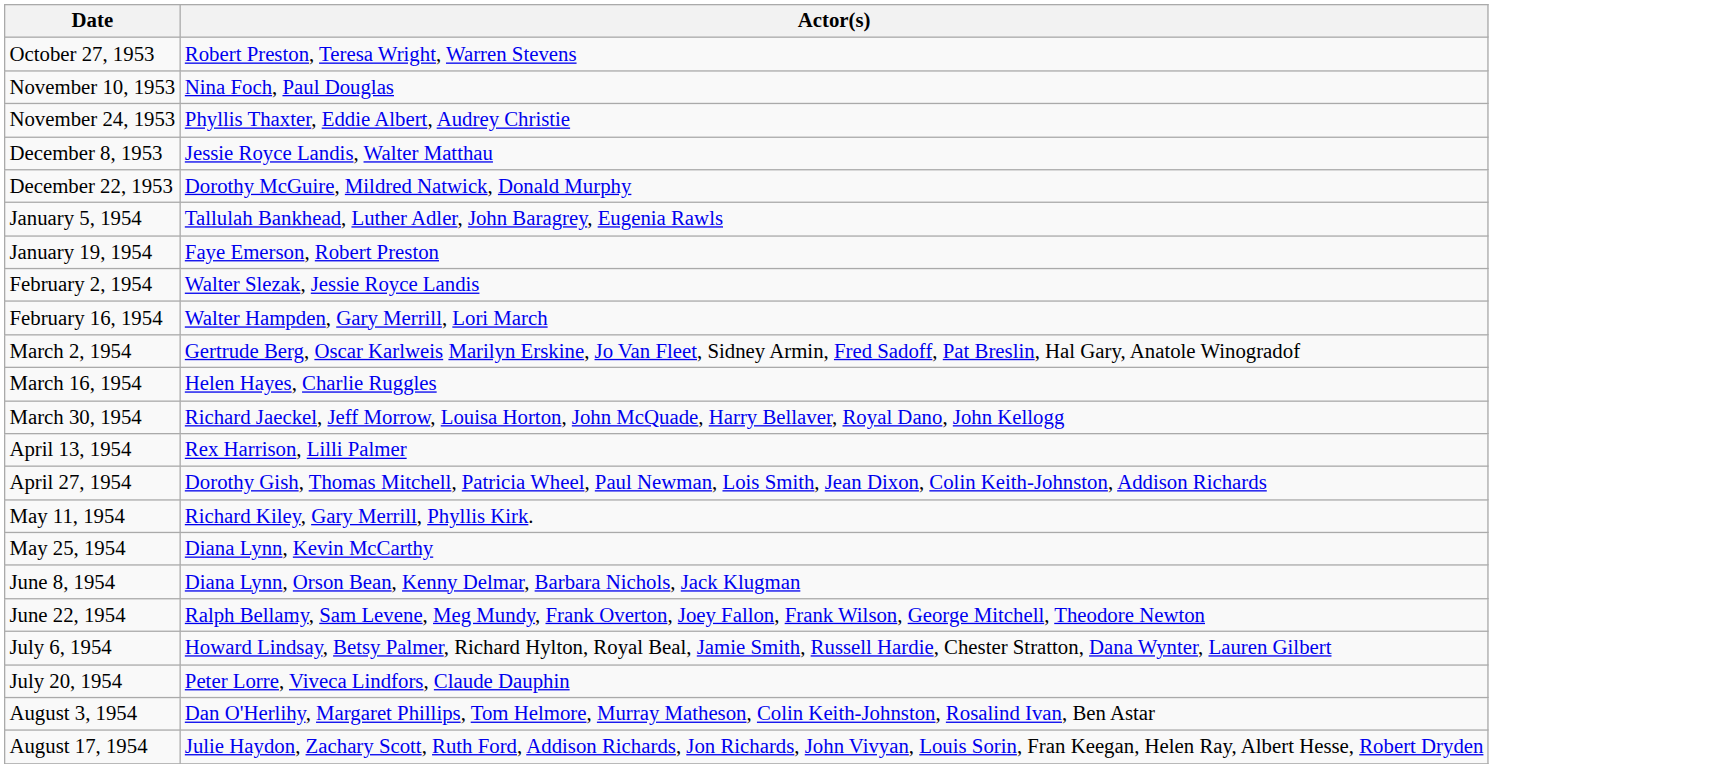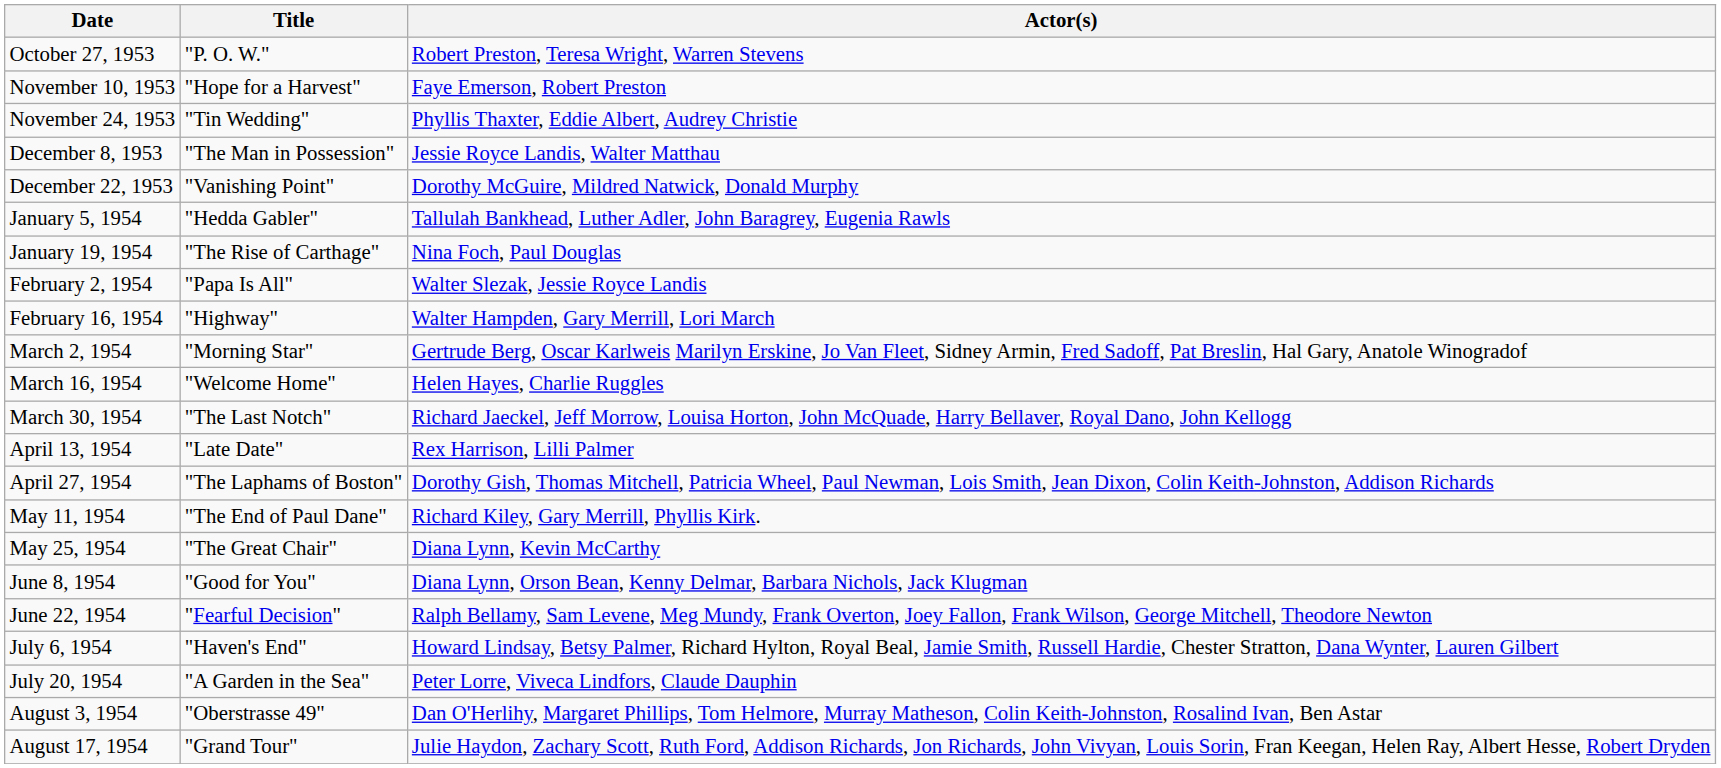+ column: (294, 20)
(289, 86) Nina Foch, Paul Douglas -> (539, 86) Faye Emerson, Robert Preston
(312, 251) Faye Emerson, Robert Preston -> (516, 251) Nina Foch, Paul Douglas
